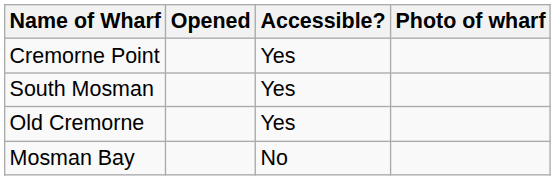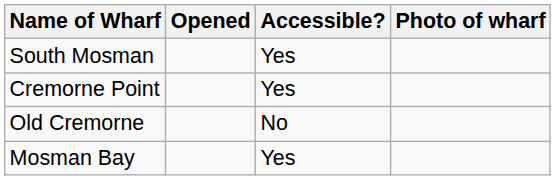rows swapped: (85, 55) <-> (82, 89)
(278, 123) Yes -> (274, 123) No
(274, 157) No -> (278, 157) Yes
